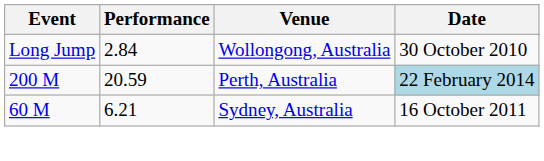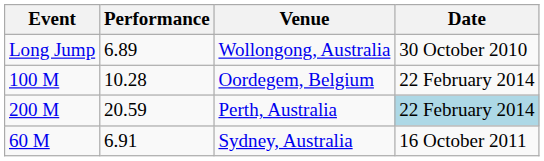(121, 49) 2.84 -> (121, 49) 6.89
+ row: (296, 79)
(121, 110) 6.21 -> (121, 140) 6.91
